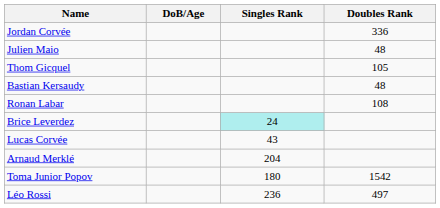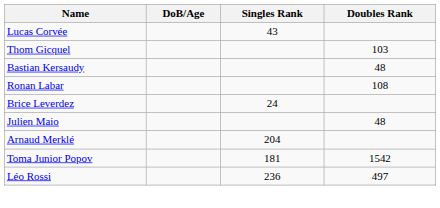- row: (39, 31)
rows swapped: (37, 140) <-> (33, 49)
(380, 67) 105 -> (380, 49) 103
(272, 121) paleturquoise background -> (272, 103) no background
(272, 176) 180 -> (272, 158) 181
